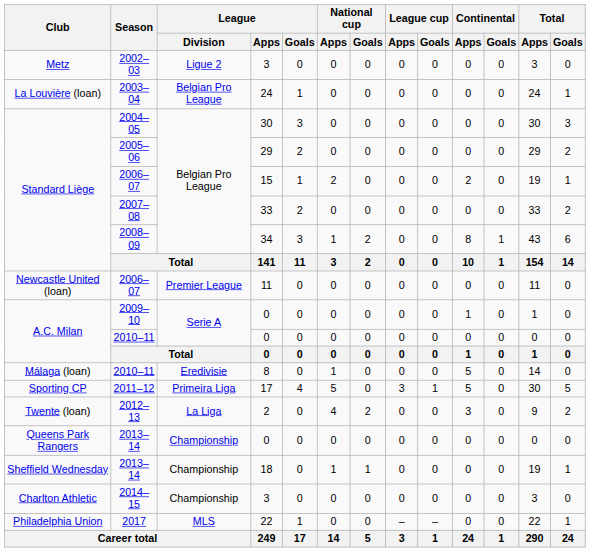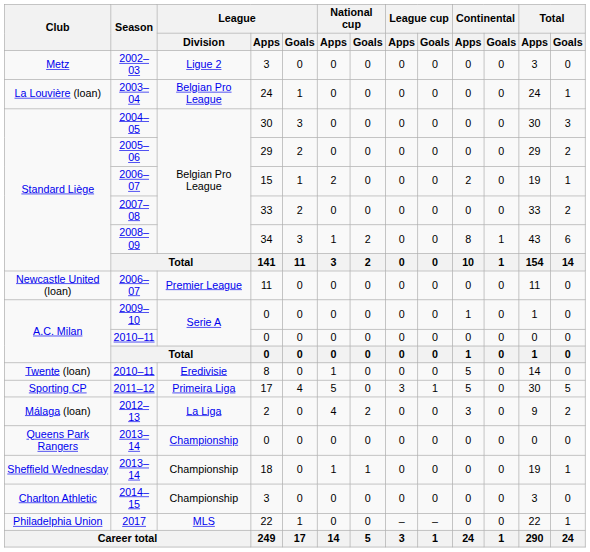(58, 371) Málaga (loan) -> (58, 371) Twente (loan)
(58, 411) Twente (loan) -> (58, 411) Málaga (loan)
